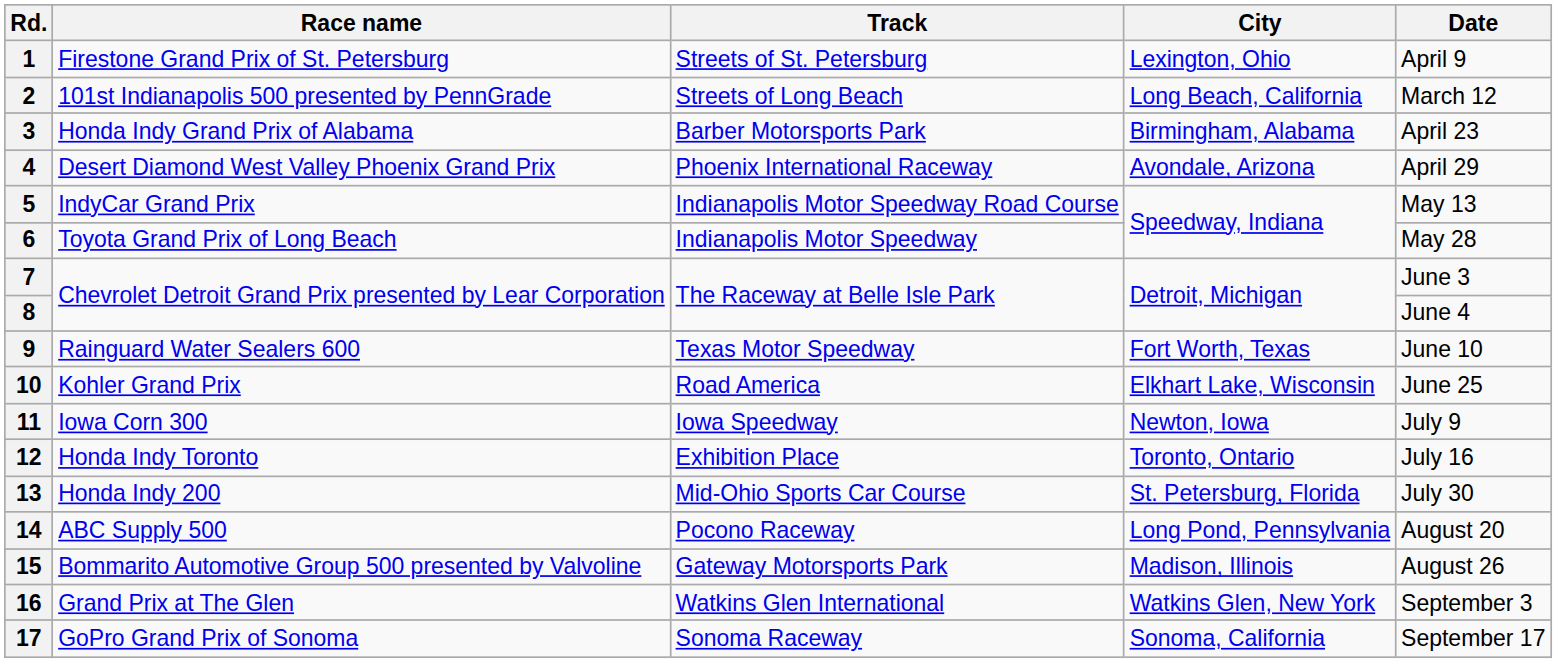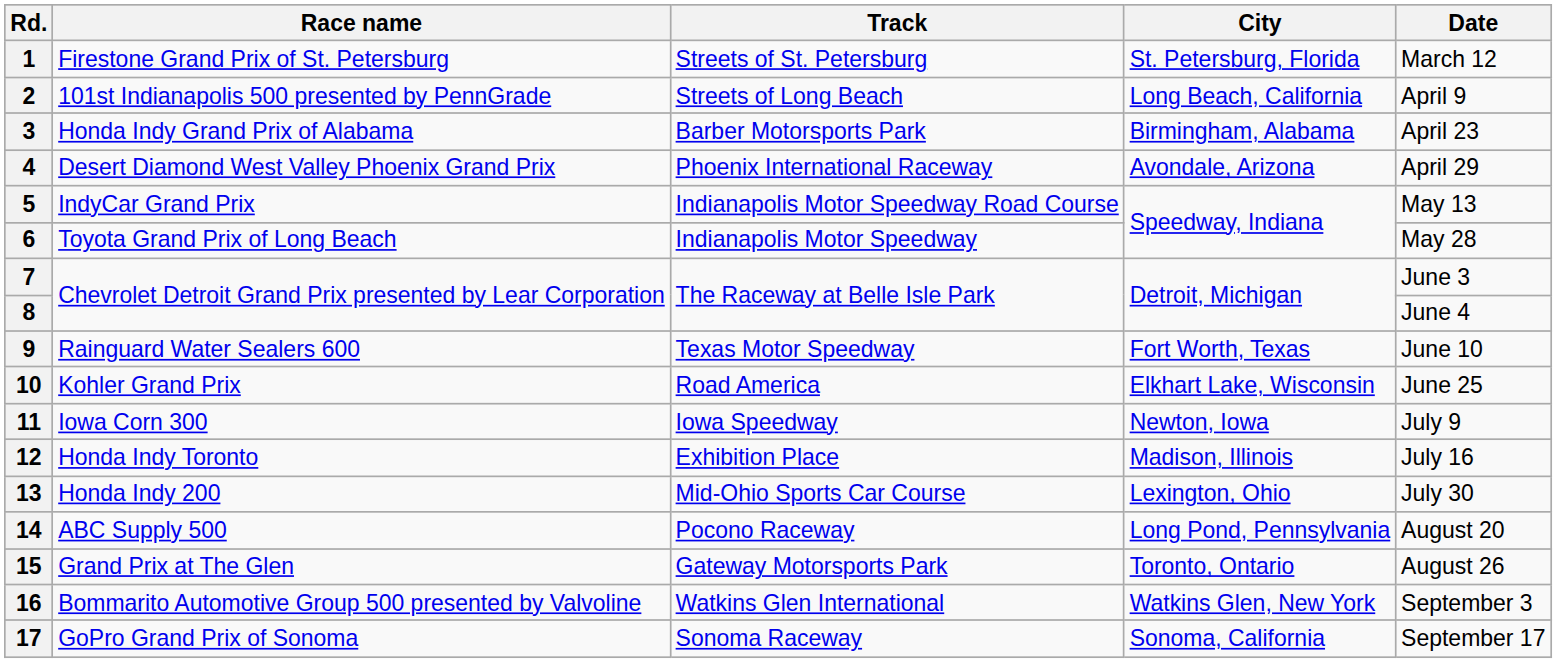(1210, 59) Lexington, Ohio -> (1245, 59) St. Petersburg, Florida
(1434, 59) April 9 -> (1449, 59) March 12
(1449, 95) March 12 -> (1434, 95) April 9
(1212, 457) Toronto, Ontario -> (1211, 457) Madison, Illinois
(1245, 494) St. Petersburg, Florida -> (1210, 494) Lexington, Ohio
(350, 566) Bommarito Automotive Group 500 presented by Valvoline -> (176, 566) Grand Prix at The Glen
(1211, 566) Madison, Illinois -> (1212, 566) Toronto, Ontario
(176, 602) Grand Prix at The Glen -> (350, 602) Bommarito Automotive Group 500 presented by Valvoline
